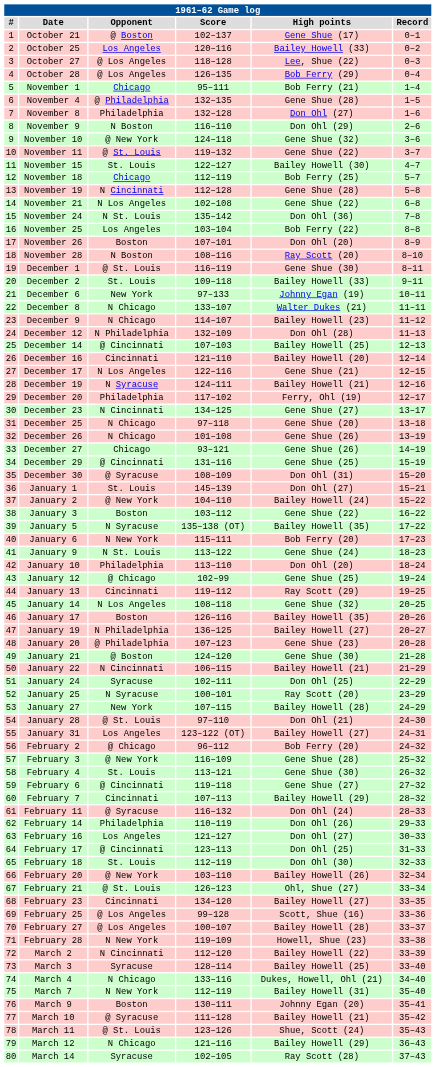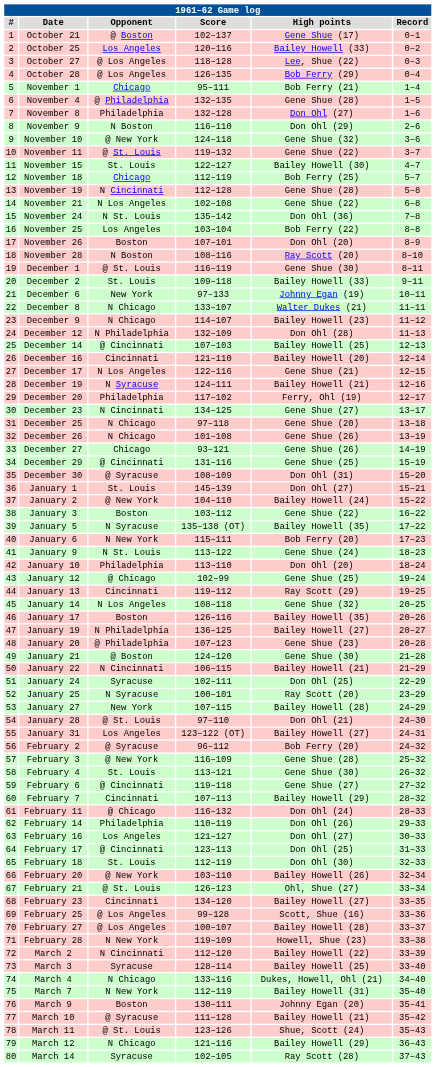(132, 746) @ Chicago -> (132, 746) @ Syracuse
(132, 811) @ Syracuse -> (132, 811) @ Chicago
